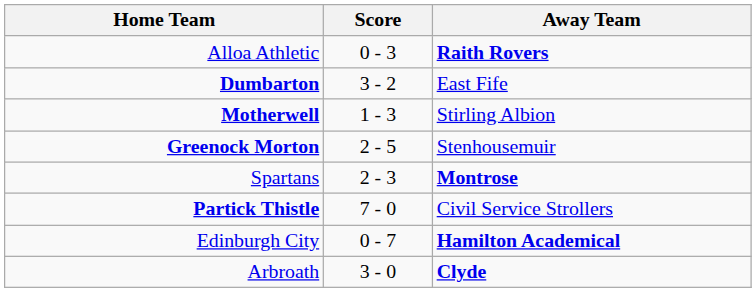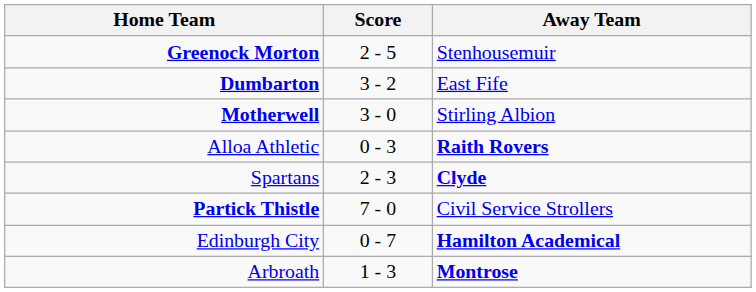rows swapped: (263, 51) <-> (243, 146)
(378, 114) 1 - 3 -> (378, 114) 3 - 0
(477, 177) Montrose -> (461, 177) Clyde
(378, 271) 3 - 0 -> (378, 271) 1 - 3
(461, 271) Clyde -> (477, 271) Montrose
